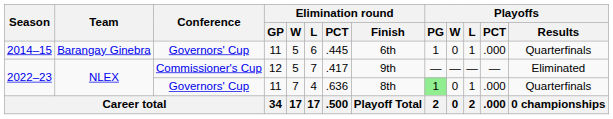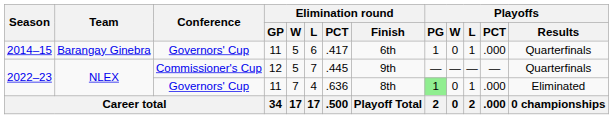(337, 50) .445 -> (337, 50) .417
(337, 68) .417 -> (337, 68) .445
(558, 68) Eliminated -> (558, 68) Quarterfinals
(558, 86) Quarterfinals -> (558, 86) Eliminated
